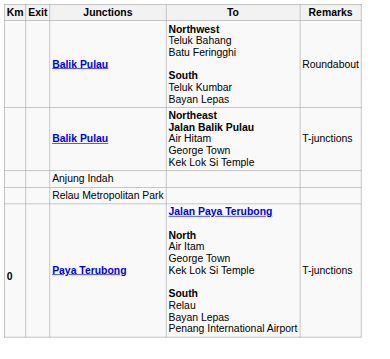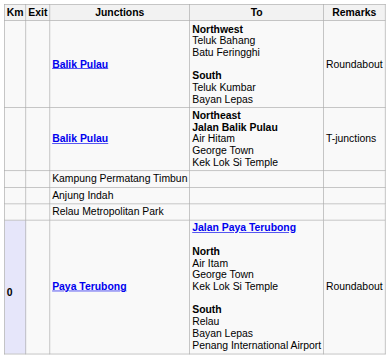+ row: (120, 179)
(10, 276) no background -> (10, 293) lavender background
(327, 270) T-junctions -> (354, 287) Roundabout
